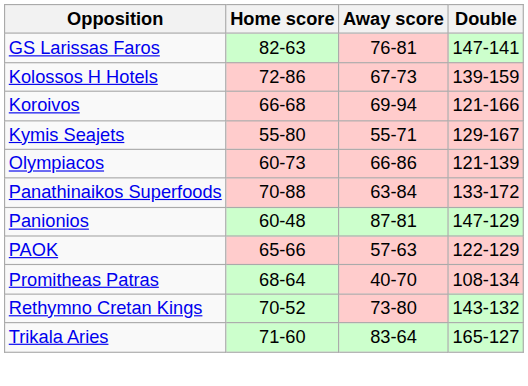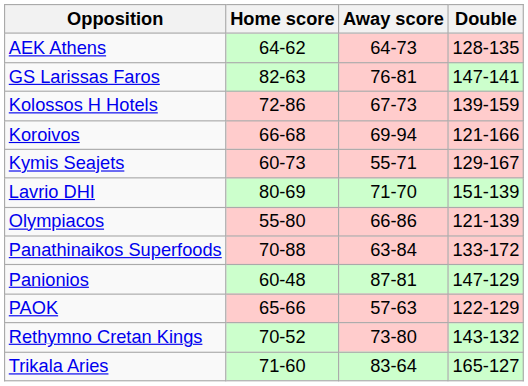+ row: (57, 47)
(282, 134) 55-80 -> (282, 163) 60-73
+ row: (52, 192)
(282, 163) 60-73 -> (282, 221) 55-80
- row: (84, 279)
